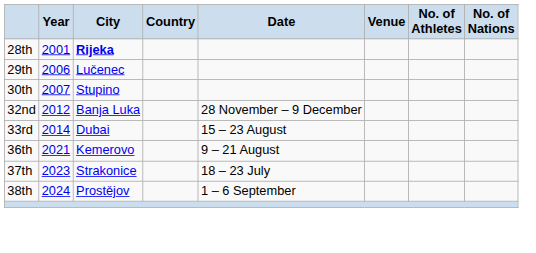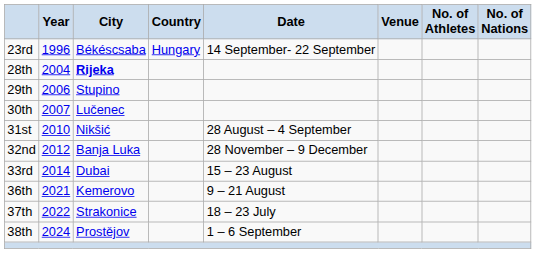+ row: (20, 49)
(56, 49) 2001 -> (56, 69) 2004
(100, 69) Lučenec -> (98, 89) Stupino
(98, 89) Stupino -> (100, 110) Lučenec
+ row: (19, 130)
(56, 171) 2023 -> (56, 211) 2022
